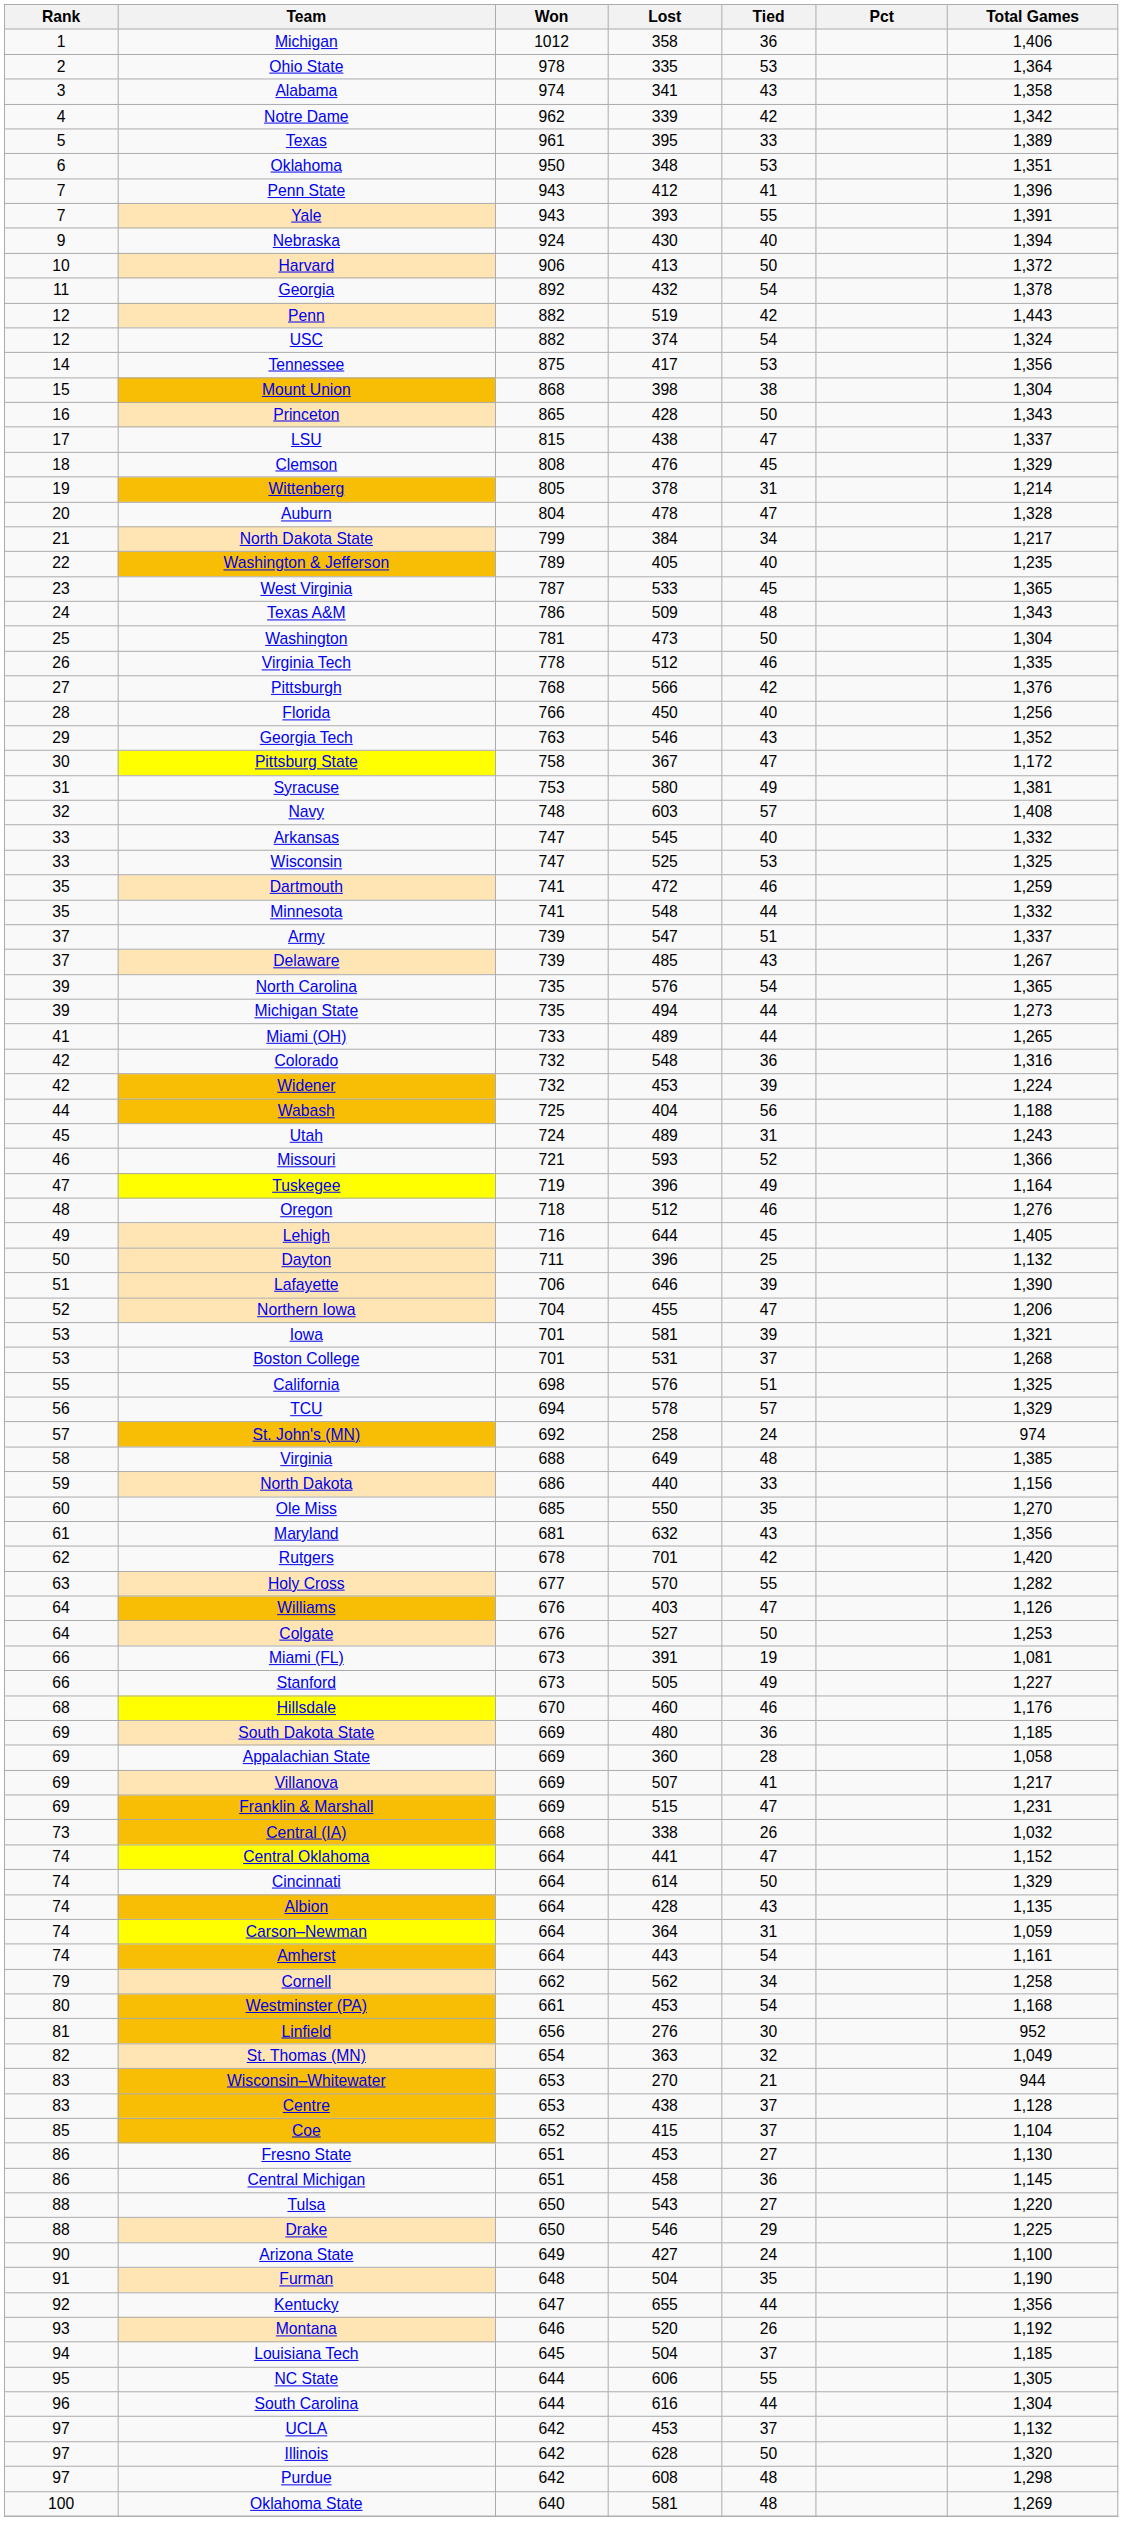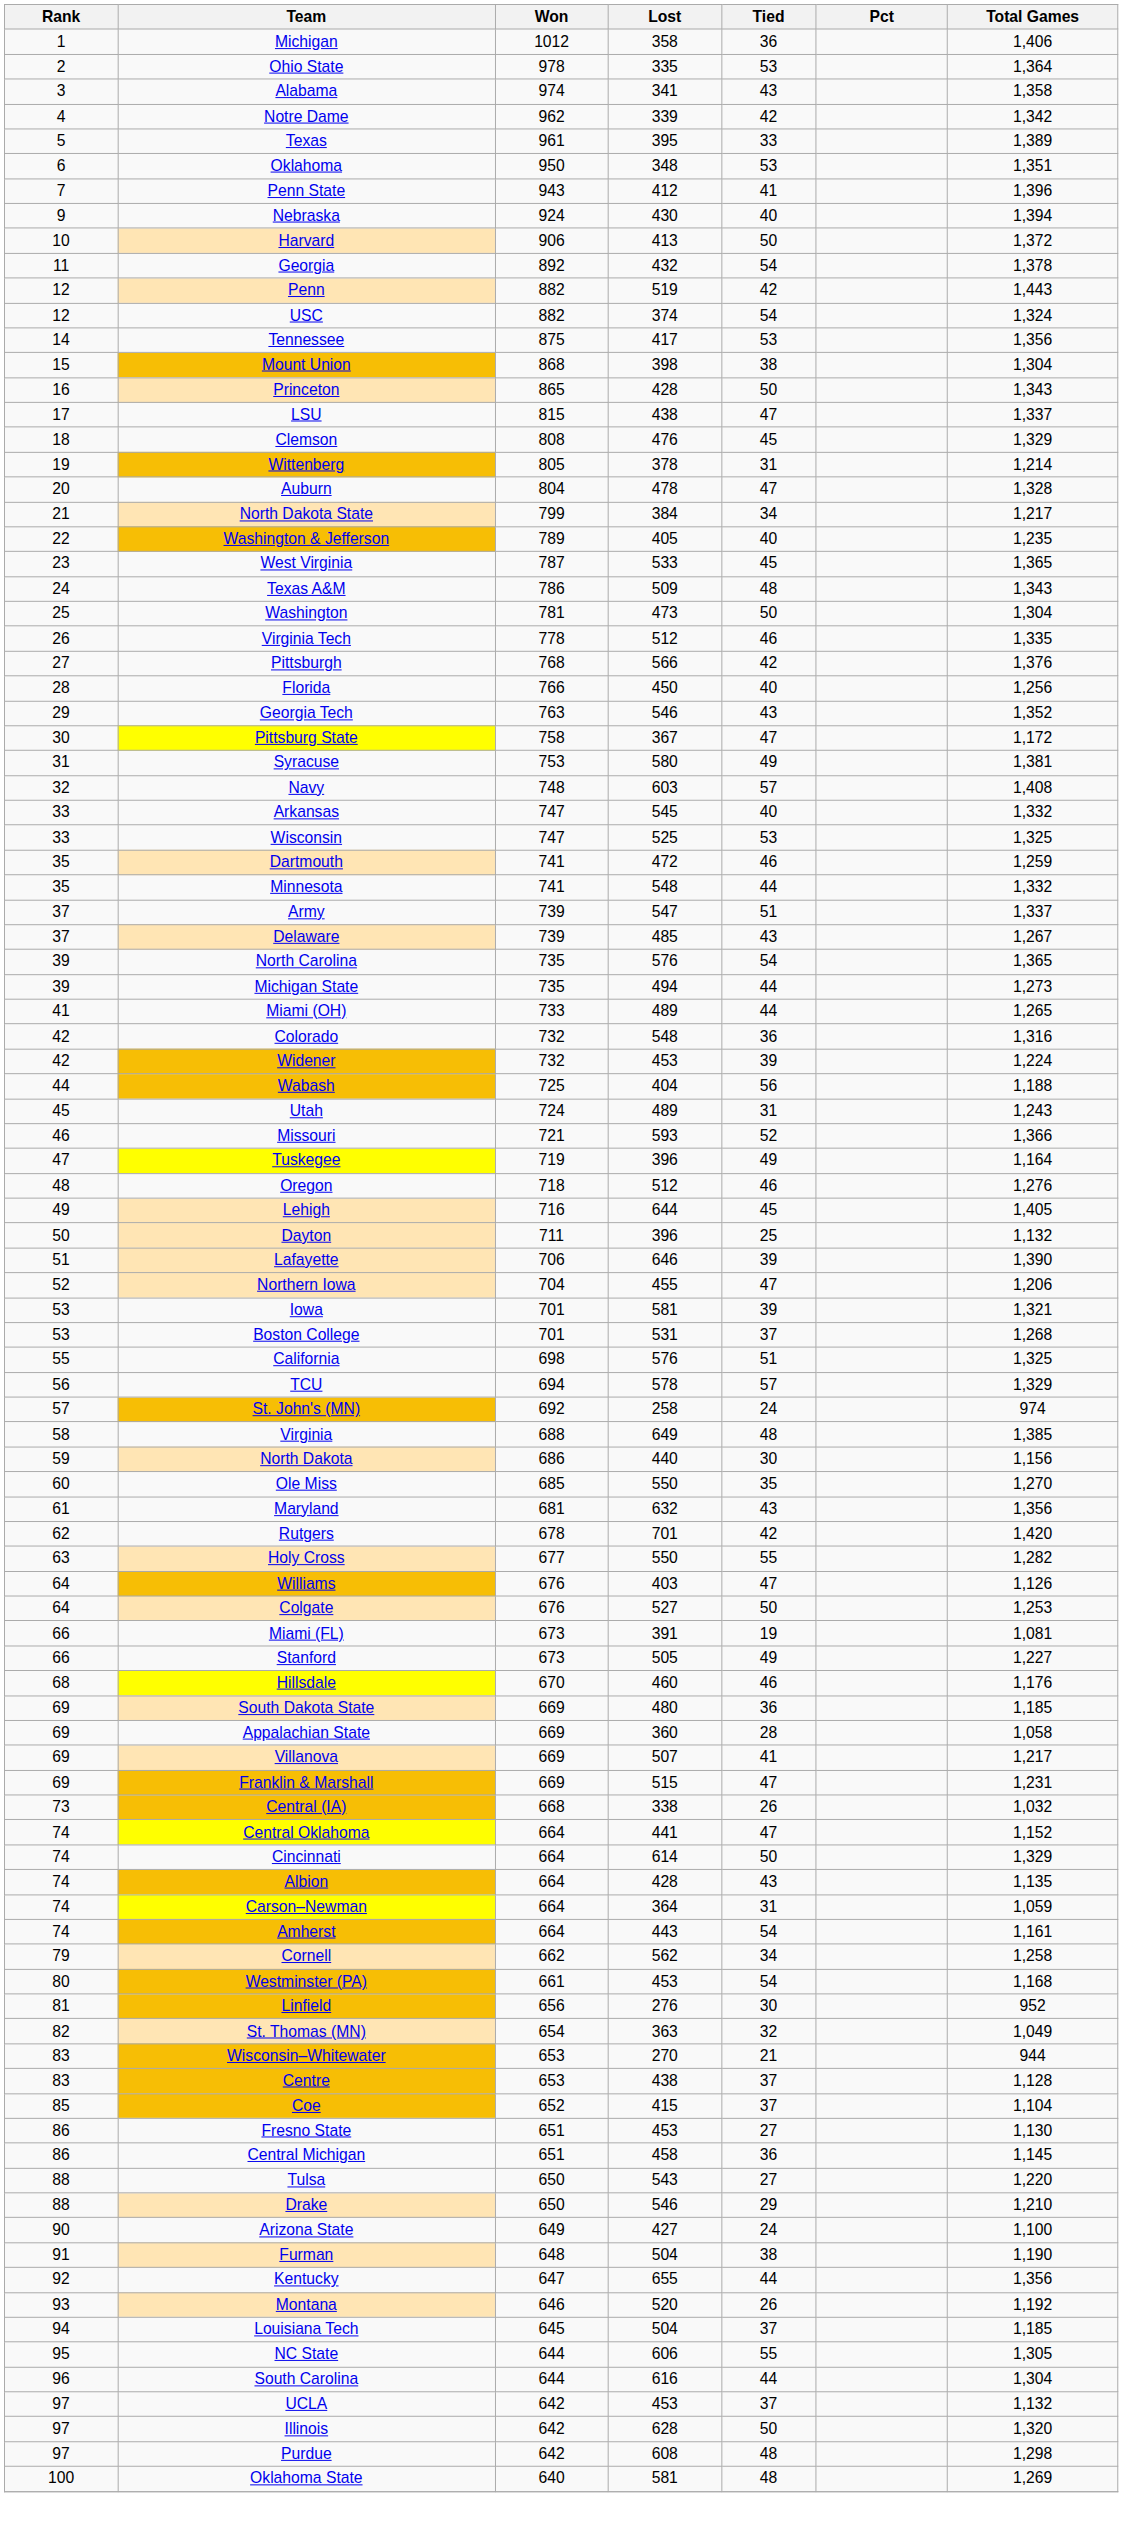- row: (306, 215)
(769, 1484) 33 -> (769, 1459) 30
(665, 1583) 570 -> (665, 1558) 550
(1033, 2230) 1,225 -> (1033, 2205) 1,210
(769, 2279) 35 -> (769, 2255) 38
